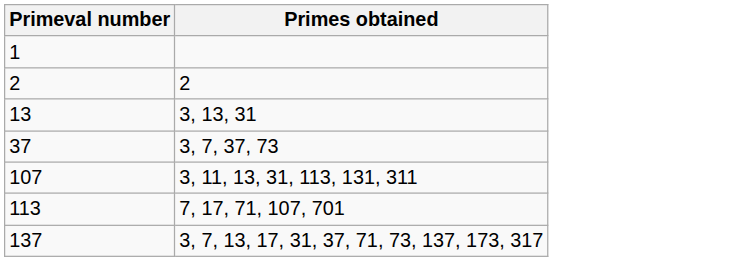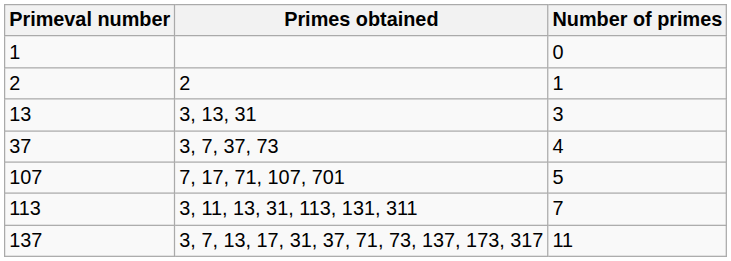+ column: (637, 20)
(298, 177) 3, 11, 13, 31, 113, 131, 311 -> (262, 177) 7, 17, 71, 107, 701
(262, 209) 7, 17, 71, 107, 701 -> (298, 209) 3, 11, 13, 31, 113, 131, 311
